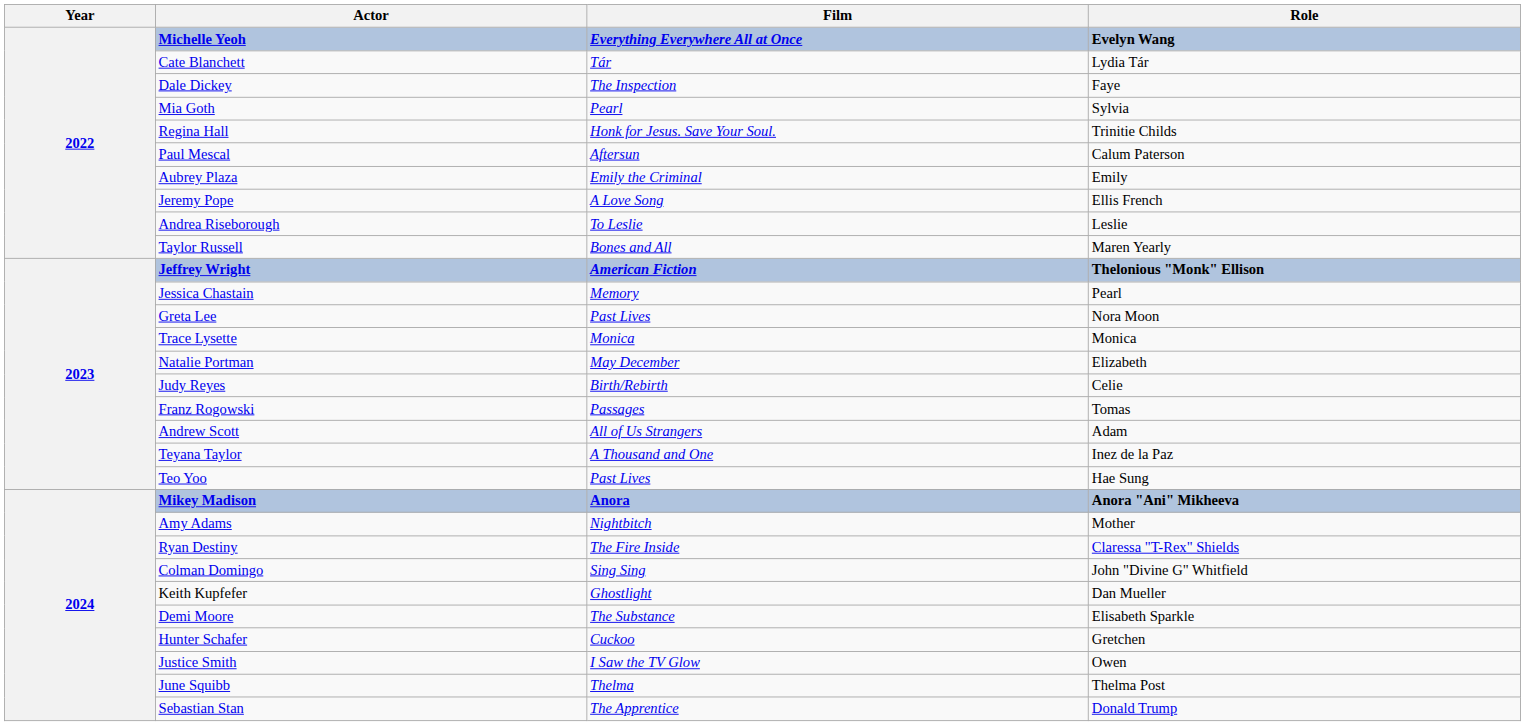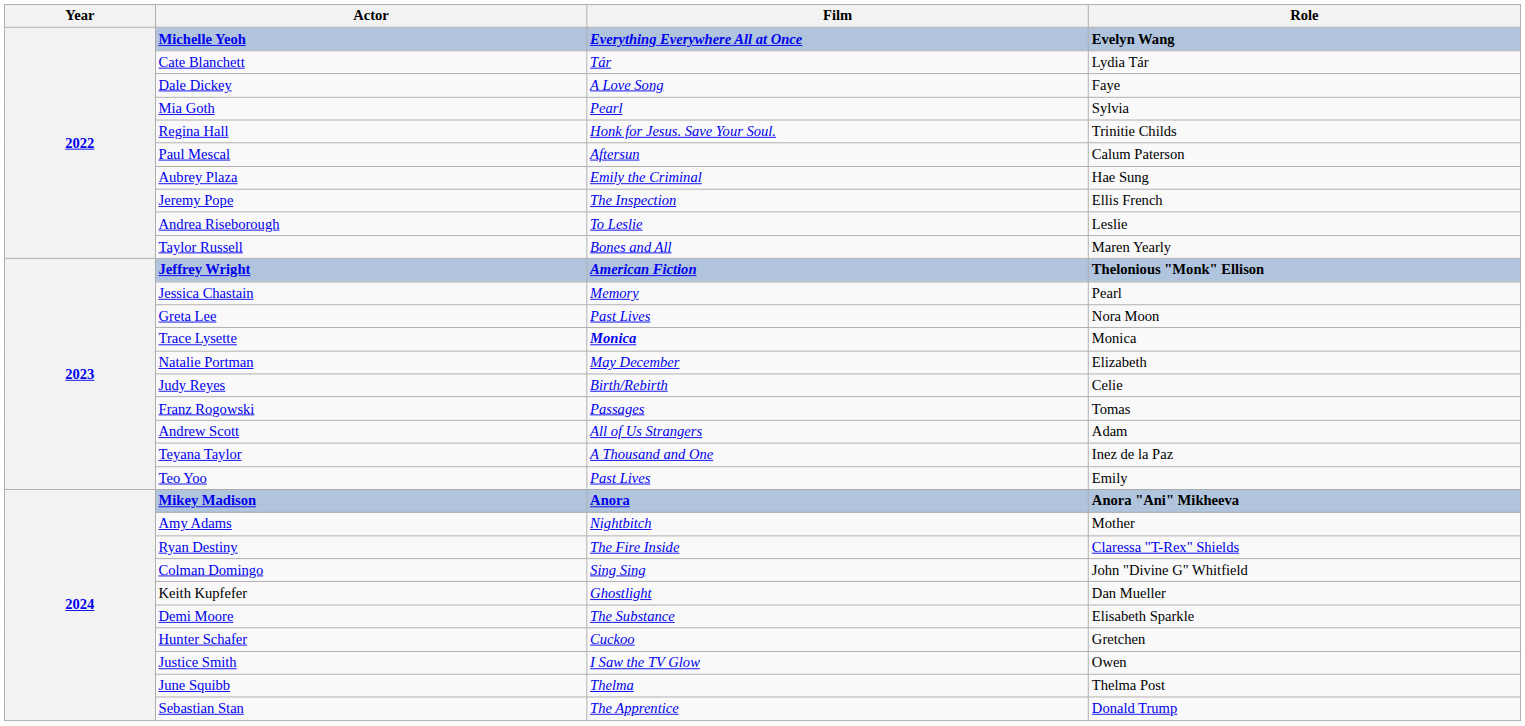(633, 85) The Inspection -> (627, 85) A Love Song
(1110, 177) Emily -> (1120, 177) Hae Sung
(627, 200) A Love Song -> (633, 200) The Inspection
(612, 339) normal -> (613, 339) bold
(1120, 477) Hae Sung -> (1110, 477) Emily
